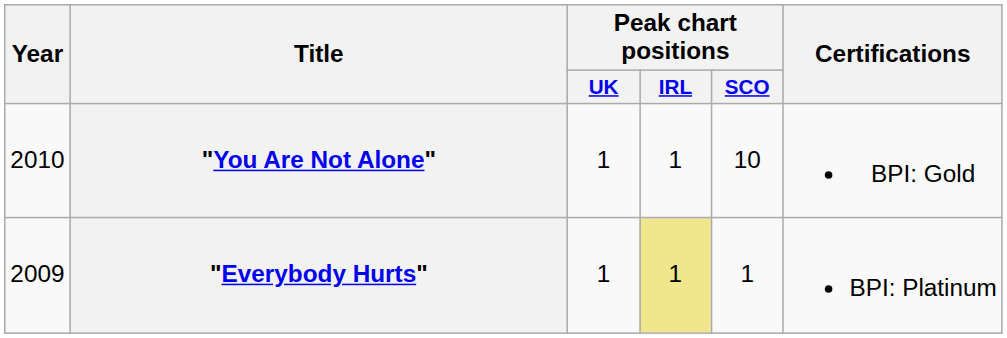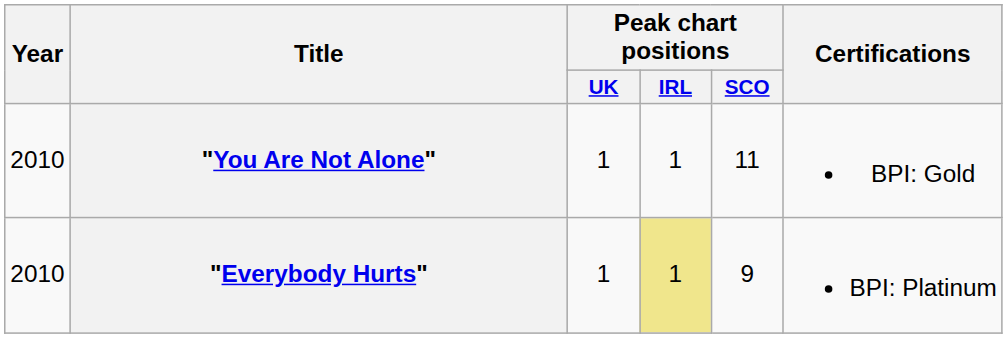(747, 160) 10 -> (747, 160) 11
(37, 274) 2009 -> (37, 274) 2010
(747, 274) 1 -> (747, 274) 9
